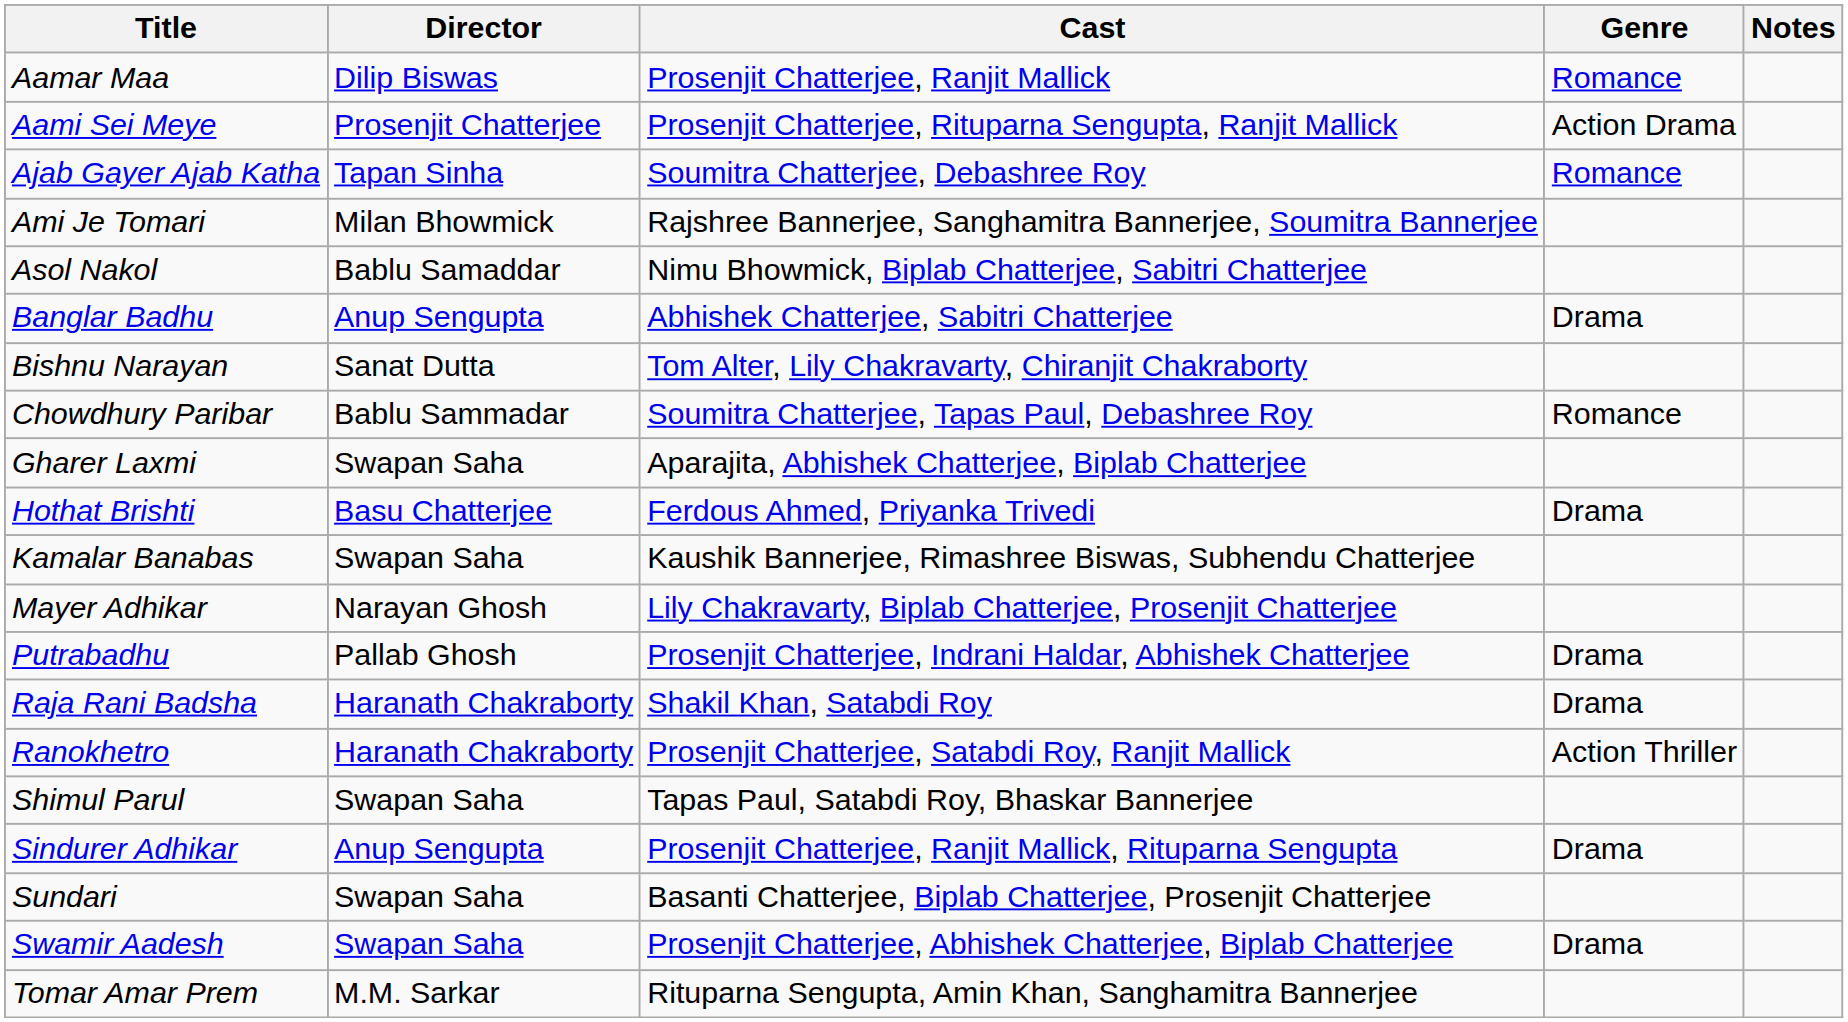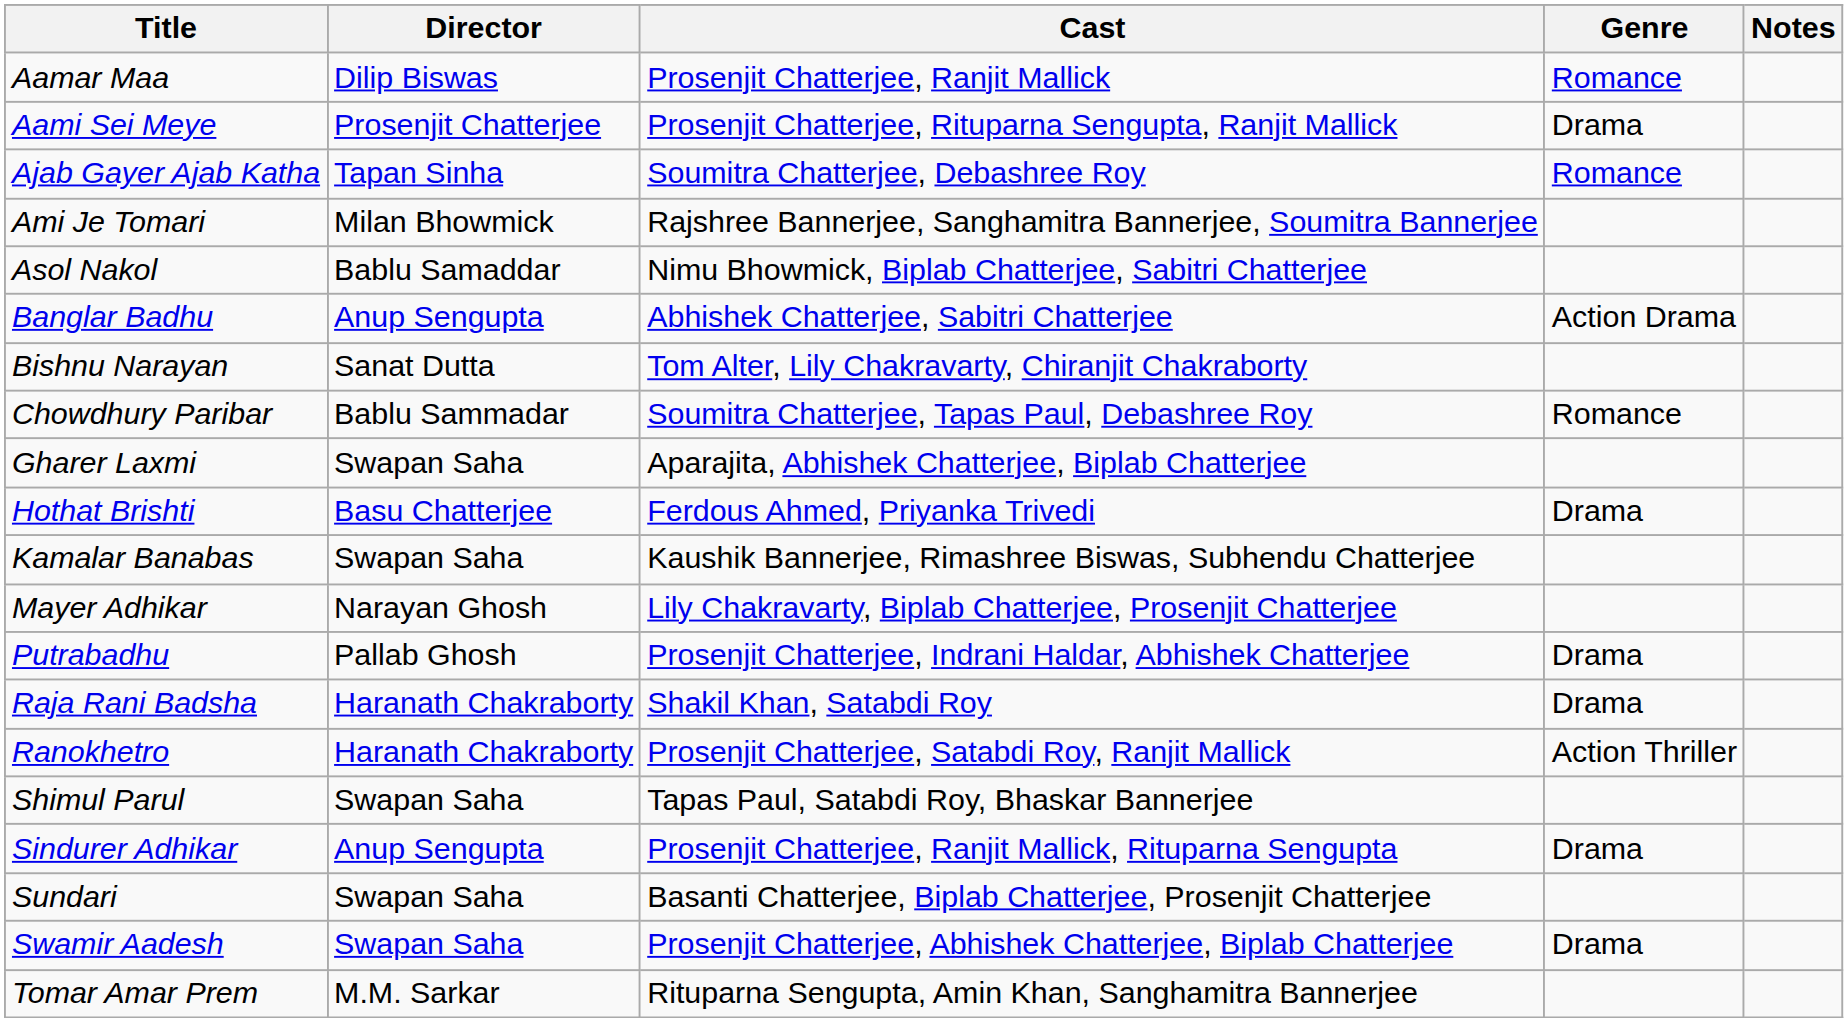(1644, 125) Action Drama -> (1597, 125) Drama
(1597, 317) Drama -> (1644, 317) Action Drama
